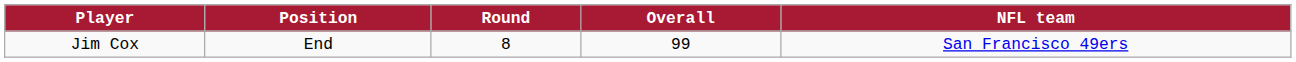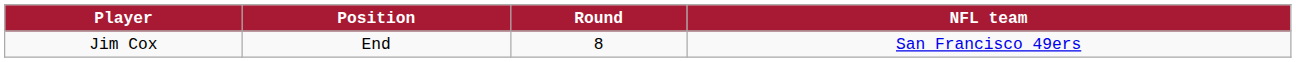- column: (681, 18)
